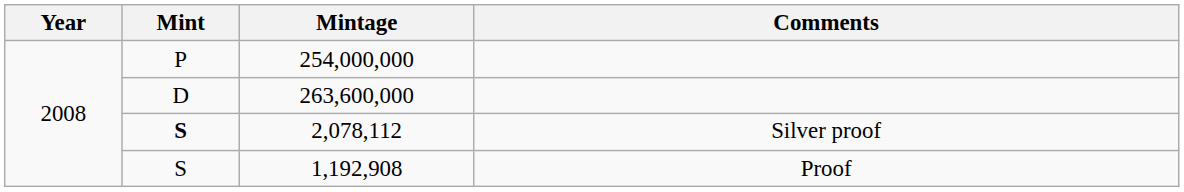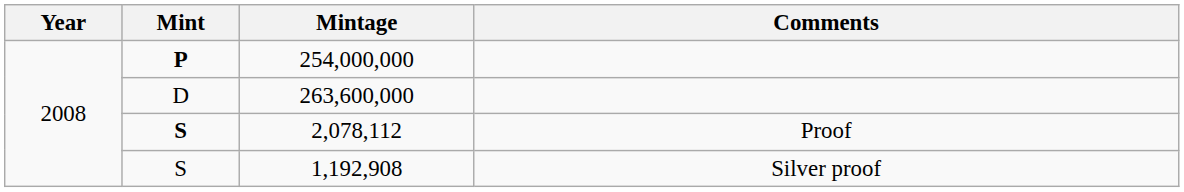(181, 58) normal -> (181, 58) bold
(826, 131) Silver proof -> (826, 131) Proof
(826, 167) Proof -> (826, 167) Silver proof
